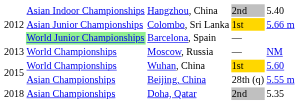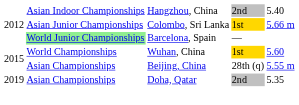- row: (180, 52)
(14, 93) 2018 -> (14, 80) 2019
